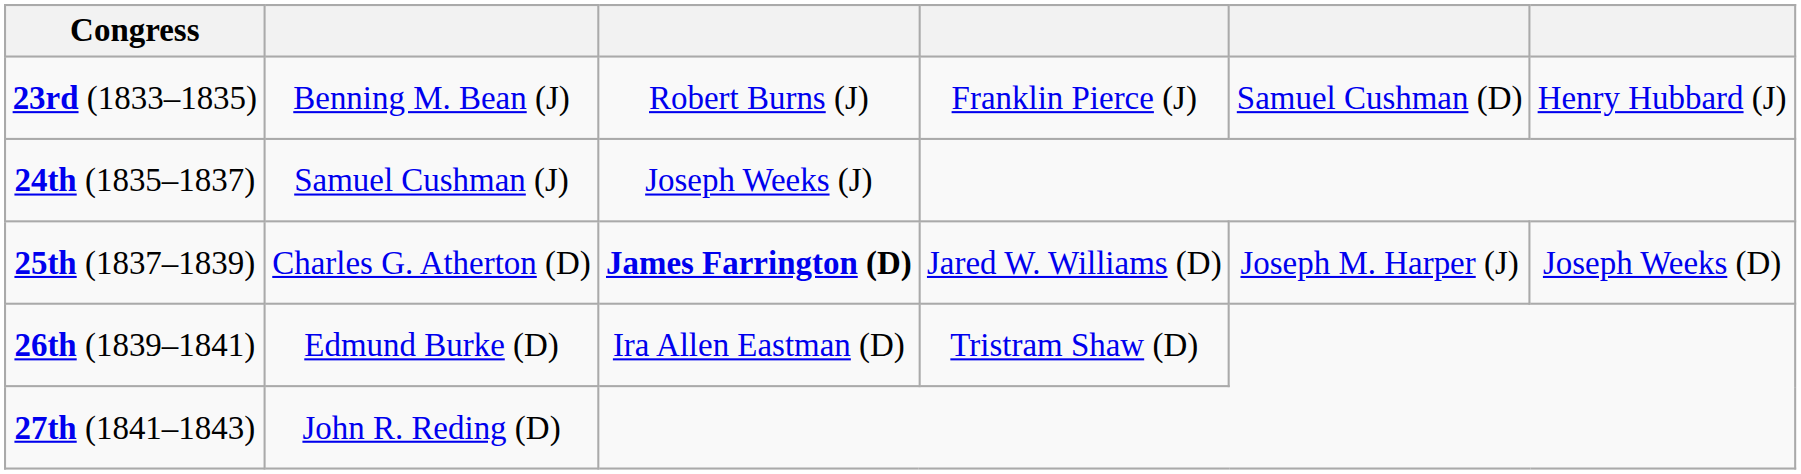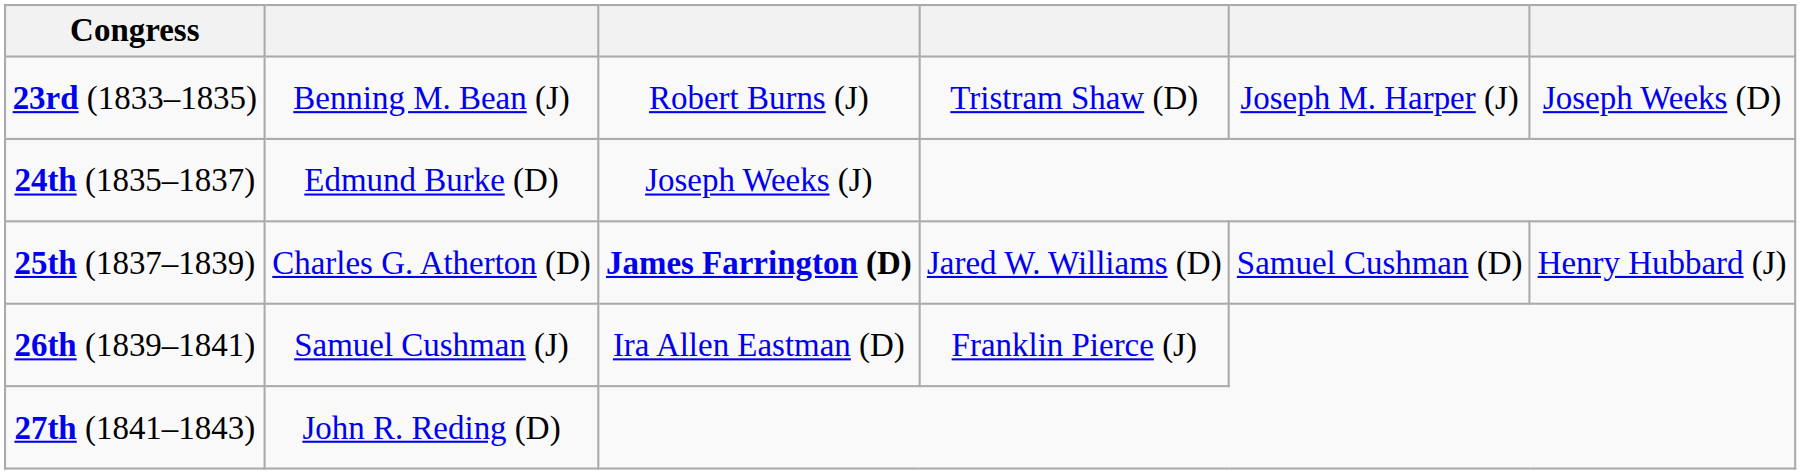(1074, 97) Franklin Pierce (J) -> (1074, 97) Tristram Shaw (D)
(1380, 97) Samuel Cushman (D) -> (1380, 97) Joseph M. Harper (J)
(1662, 97) Henry Hubbard (J) -> (1662, 97) Joseph Weeks (D)
(432, 180) Samuel Cushman (J) -> (432, 180) Edmund Burke (D)
(1380, 262) Joseph M. Harper (J) -> (1380, 262) Samuel Cushman (D)
(1662, 262) Joseph Weeks (D) -> (1662, 262) Henry Hubbard (J)
(432, 345) Edmund Burke (D) -> (432, 345) Samuel Cushman (J)
(1074, 345) Tristram Shaw (D) -> (1074, 345) Franklin Pierce (J)
